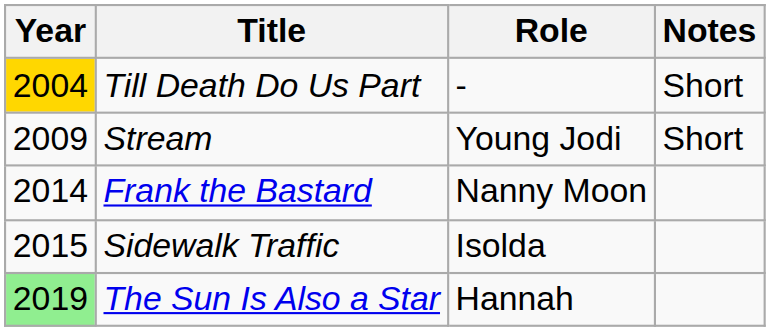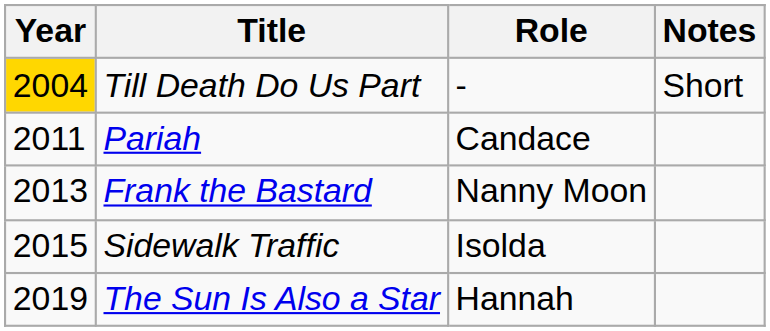- row: (158, 138)
+ row: (152, 138)
(50, 191) 2014 -> (50, 191) 2013
(50, 298) lightgreen background -> (50, 298) no background
